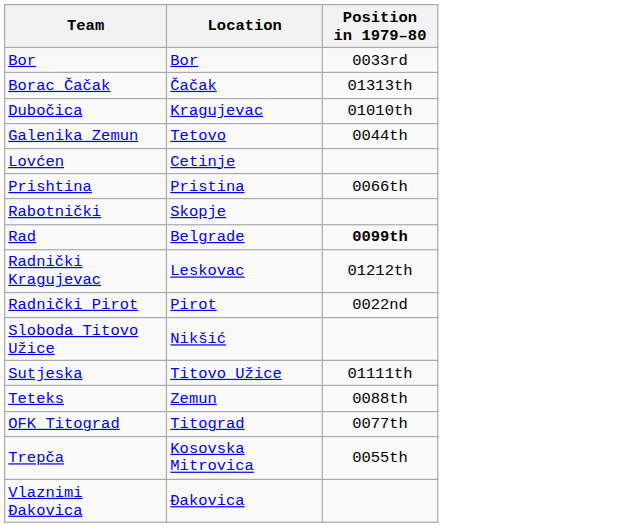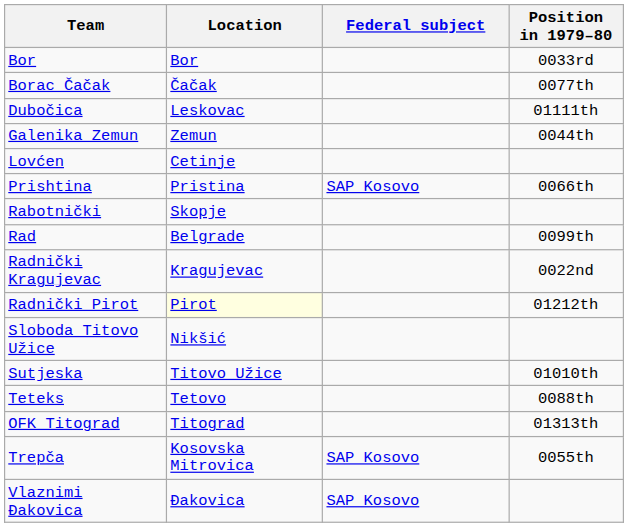+ column: (416, 26)
(380, 85) 01313th -> (566, 85) 0077th
(217, 111) Kragujevac -> (207, 111) Leskovac
(380, 111) 01010th -> (566, 111) 01111th
(198, 136) Tetovo -> (194, 136) Zemun
(380, 237) bold -> (566, 237) normal
(207, 271) Leskovac -> (217, 271) Kragujevac
(380, 271) 01212th -> (566, 271) 0022nd
(194, 305) no background -> (194, 305) lightyellow background
(380, 305) 0022nd -> (566, 305) 01212th
(380, 373) 01111th -> (566, 373) 01010th
(194, 399) Zemun -> (198, 399) Tetovo
(380, 424) 0077th -> (566, 424) 01313th
